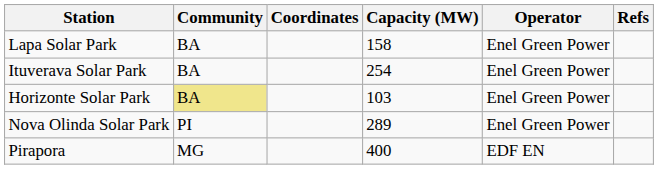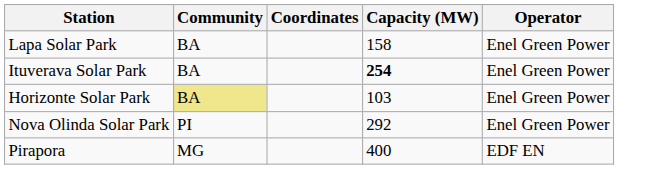- column: (633, 17)
(379, 71) normal -> (379, 71) bold
(379, 124) 289 -> (379, 124) 292
